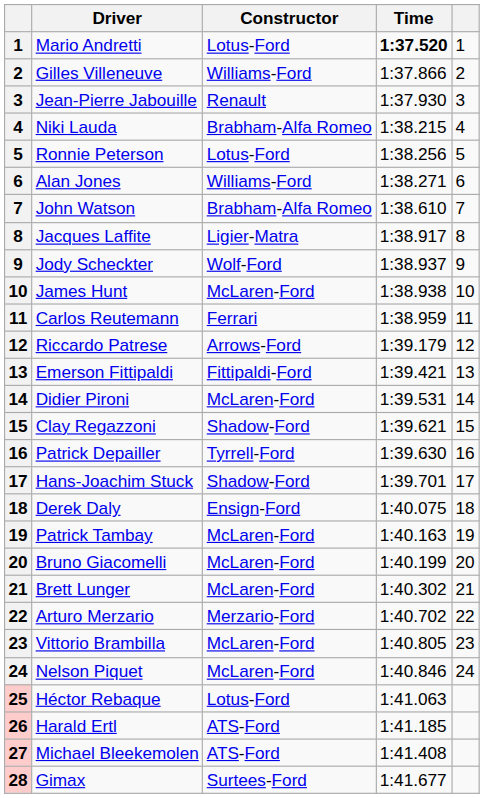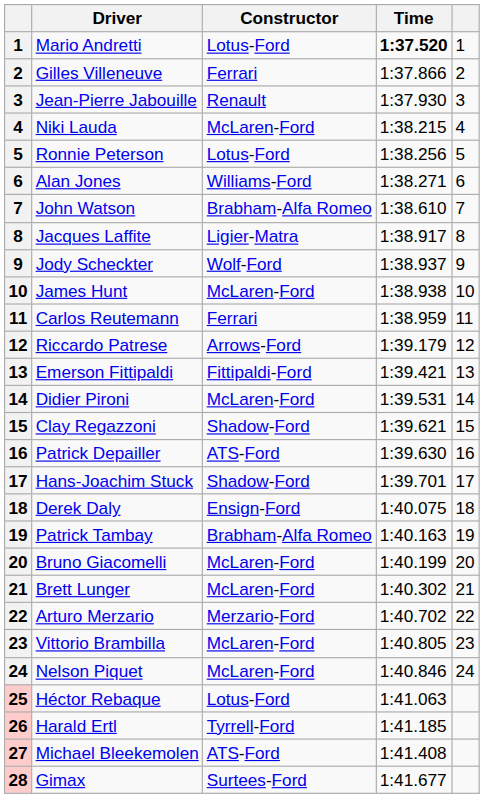(259, 73) Williams-Ford -> (232, 73) Ferrari
(289, 127) Brabham-Alfa Romeo -> (261, 127) McLaren-Ford
(251, 453) Tyrrell-Ford -> (243, 453) ATS-Ford
(261, 535) McLaren-Ford -> (289, 535) Brabham-Alfa Romeo
(243, 725) ATS-Ford -> (251, 725) Tyrrell-Ford
